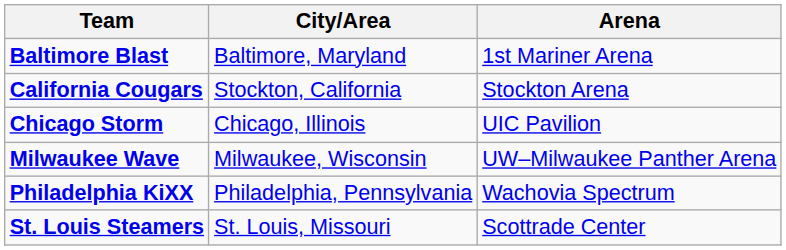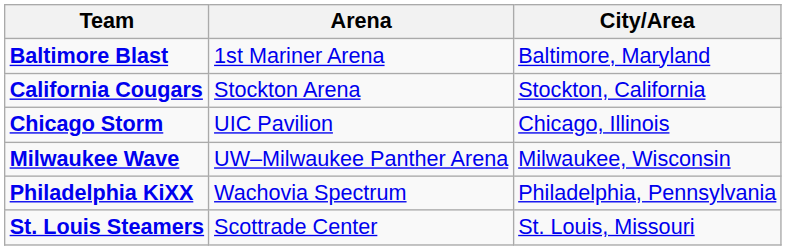columns swapped: (343, 21) <-> (629, 21)
